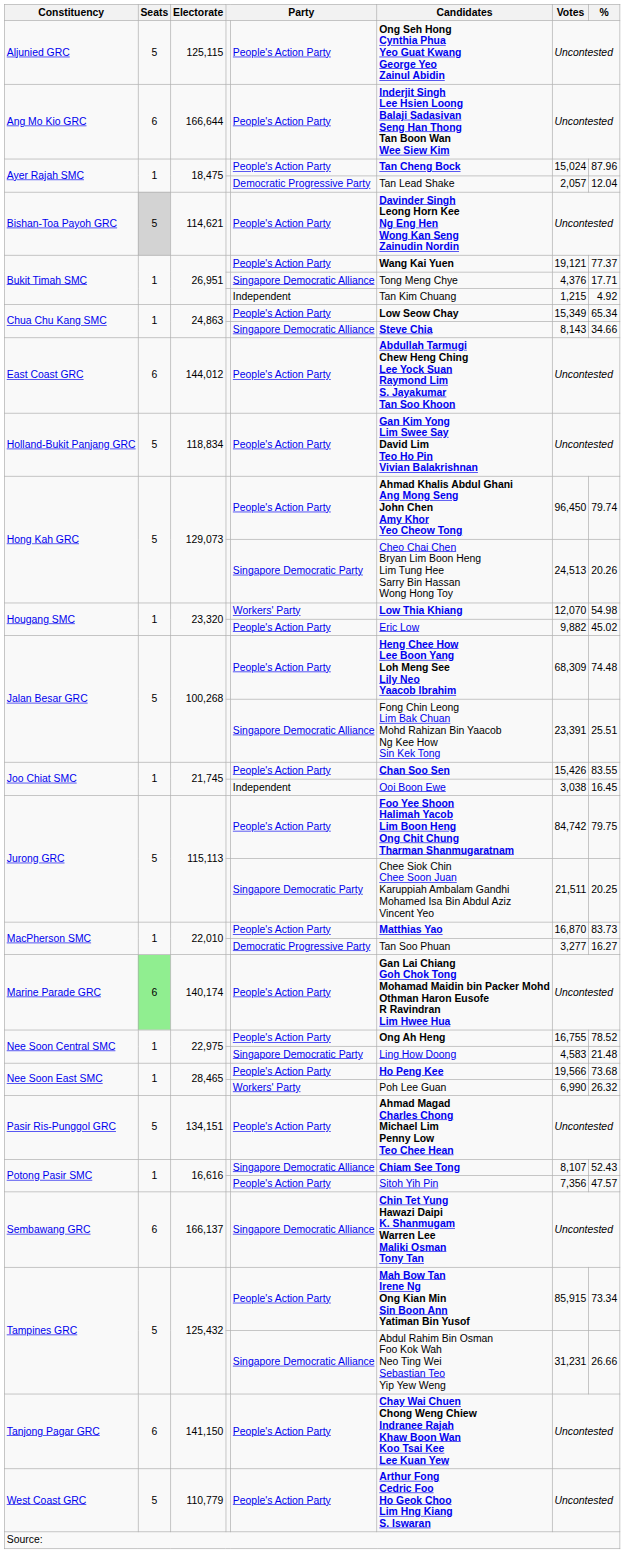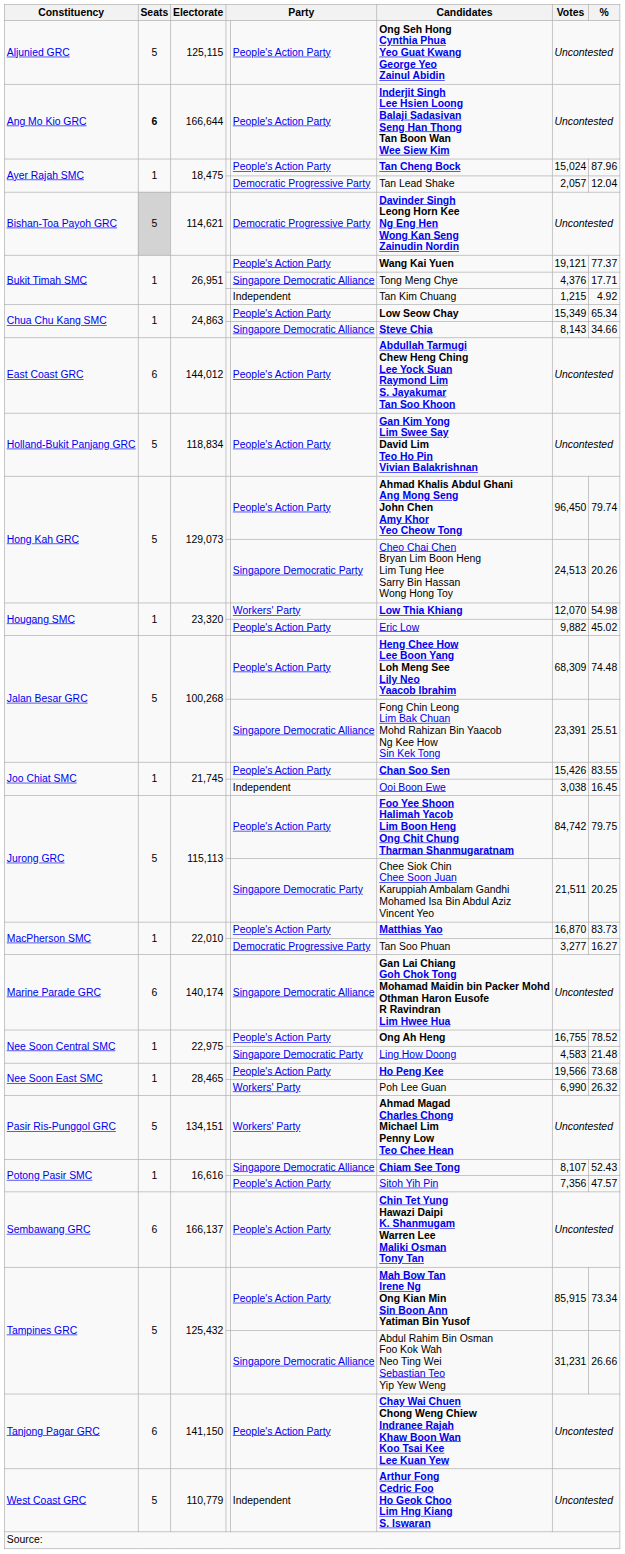(154, 121) normal -> (154, 121) bold
(282, 223) People's Action Party -> (302, 223) Democratic Progressive Party
(154, 992) lightgreen background -> (154, 992) no background
(282, 992) People's Action Party -> (304, 992) Singapore Democratic Alliance
(282, 1127) People's Action Party -> (267, 1127) Workers' Party
(304, 1229) Singapore Democratic Alliance -> (282, 1229) People's Action Party
(282, 1500) People's Action Party -> (262, 1500) Independent
